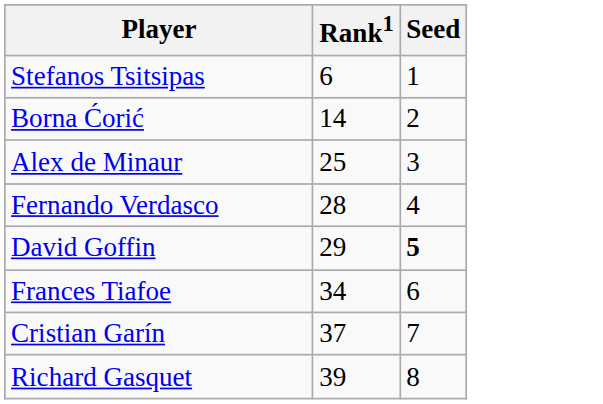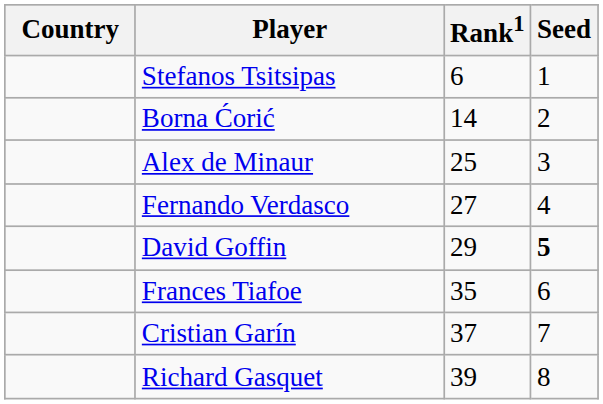+ column: (70, 29)
(333, 204) 28 -> (464, 204) 27
(333, 290) 34 -> (464, 290) 35
